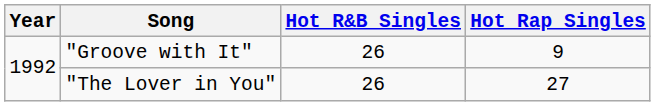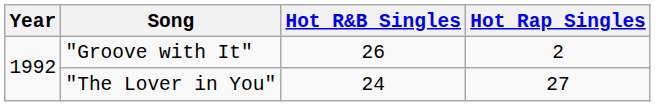(558, 52) 9 -> (558, 52) 2
(373, 84) 26 -> (373, 84) 24
